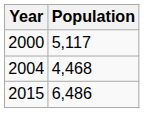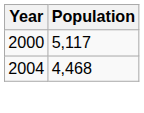- row: (26, 94)
